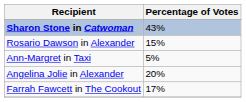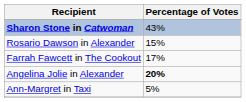rows swapped: (74, 89) <-> (49, 58)
(155, 74) normal -> (155, 74) bold
